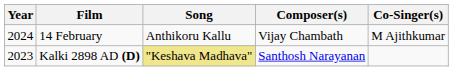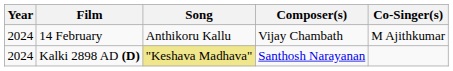(20, 55) 2023 -> (20, 55) 2024
